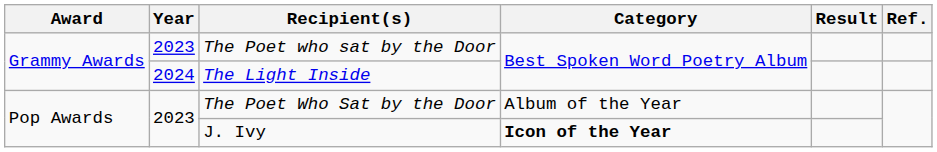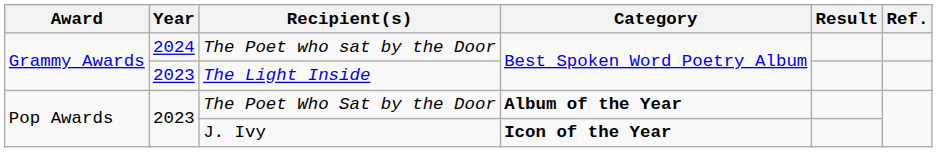(174, 47) 2023 -> (174, 47) 2024
(174, 76) 2024 -> (174, 76) 2023
(593, 104) normal -> (593, 104) bold
